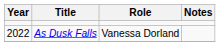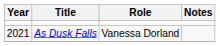(18, 33) 2022 -> (18, 33) 2021
